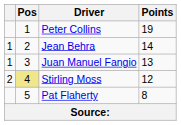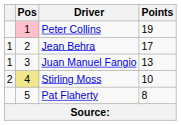(27, 29) no background -> (27, 29) pink background
(147, 46) 14 -> (147, 46) 17
(147, 79) 12 -> (147, 79) 10
